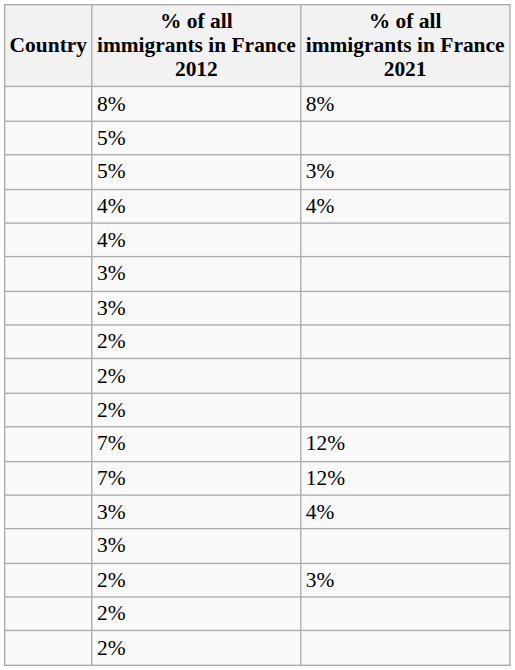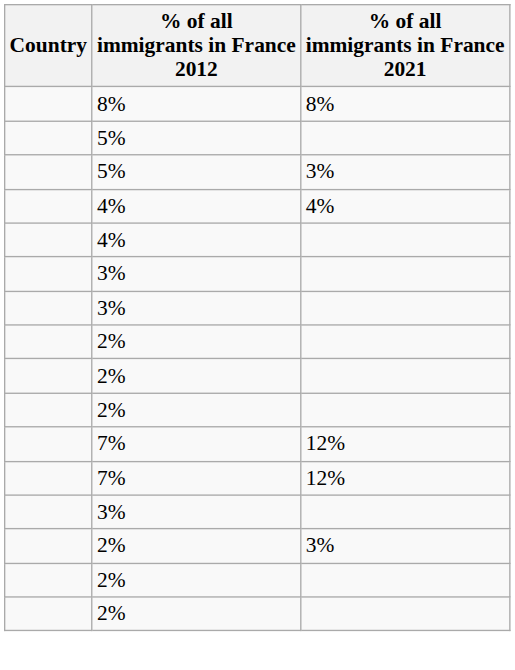- row: (111, 511)
